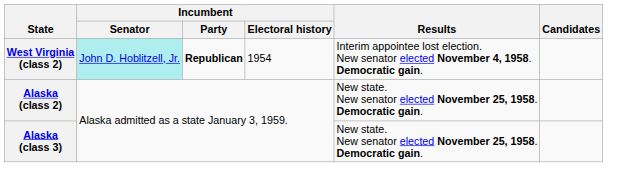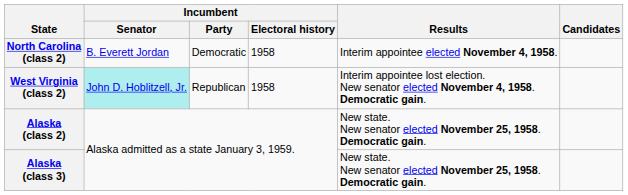+ row: (44, 53)
(214, 59) bold -> (219, 88) normal
(260, 59) 1954 -> (263, 88) 1958
